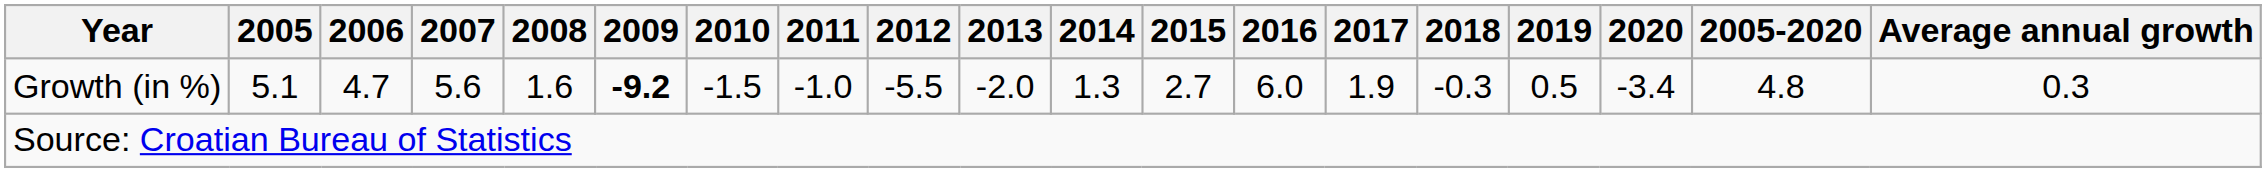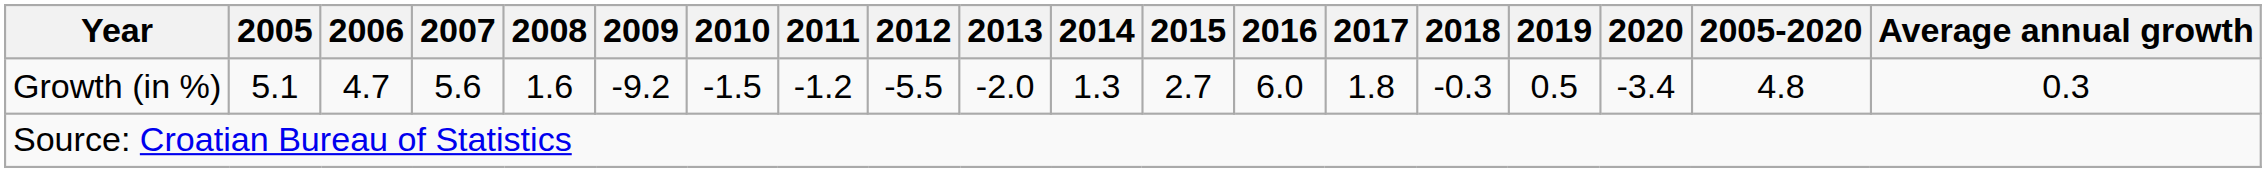(641, 85) bold -> (641, 85) normal
(823, 85) -1.0 -> (823, 85) -1.2
(1371, 85) 1.9 -> (1371, 85) 1.8
